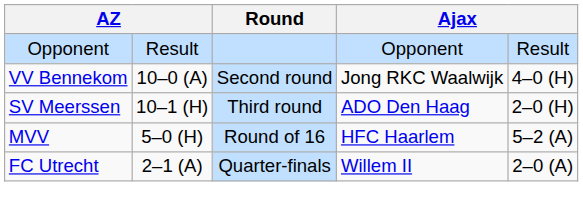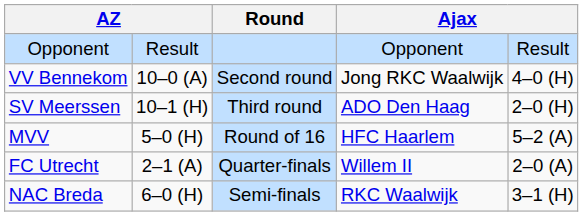+ row: (56, 195)
